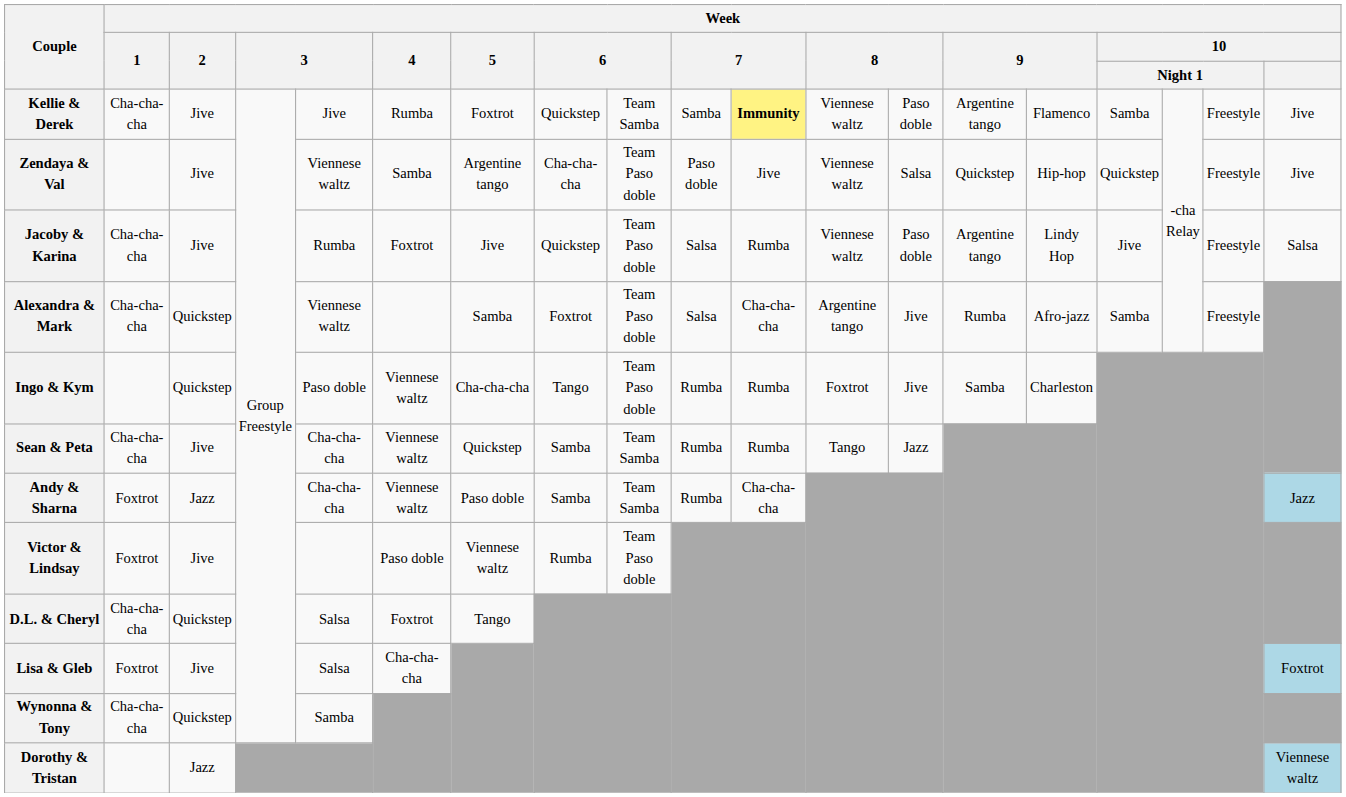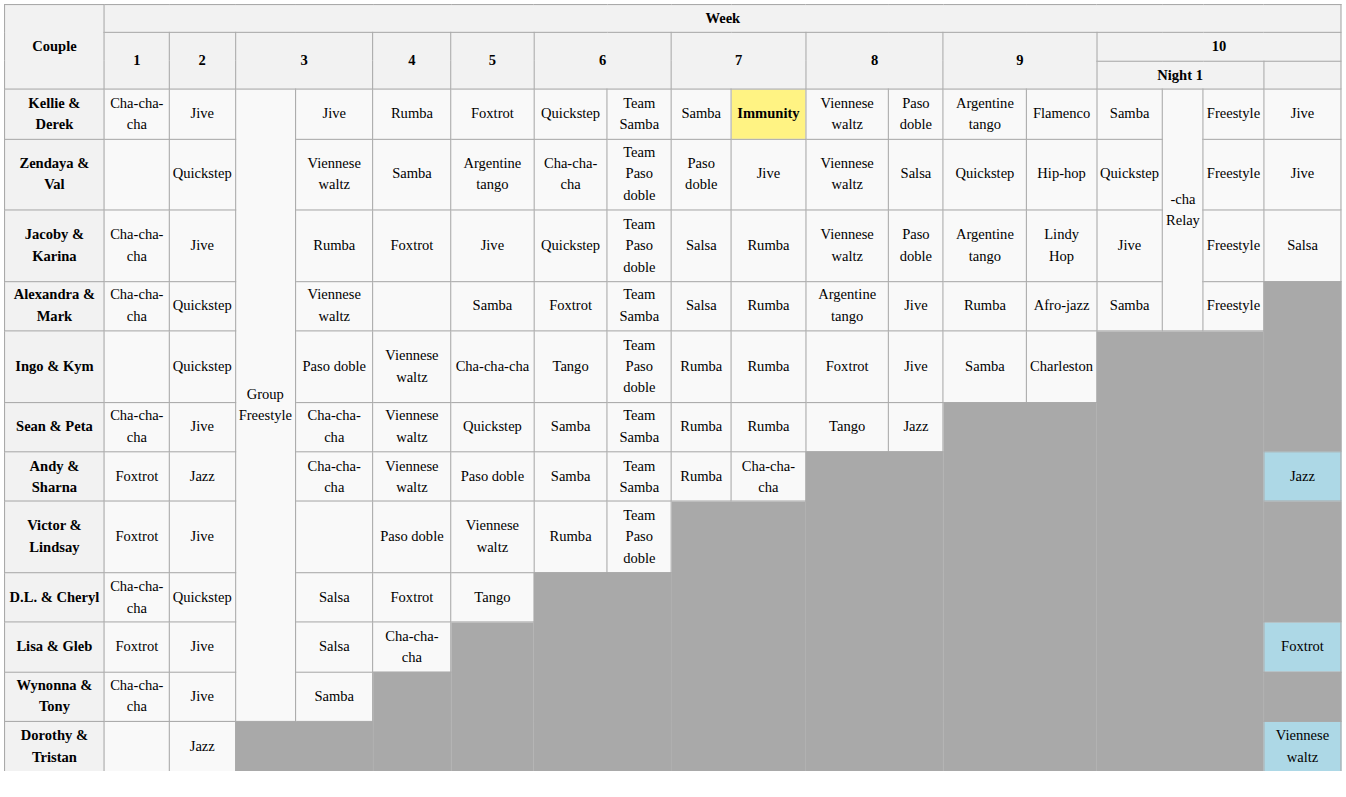(202, 174) Jive -> (202, 174) Quickstep
(639, 316) Team Paso doble -> (639, 305) Team Samba
(768, 316) Cha-cha-cha -> (768, 305) Rumba
(202, 717) Quickstep -> (202, 696) Jive
